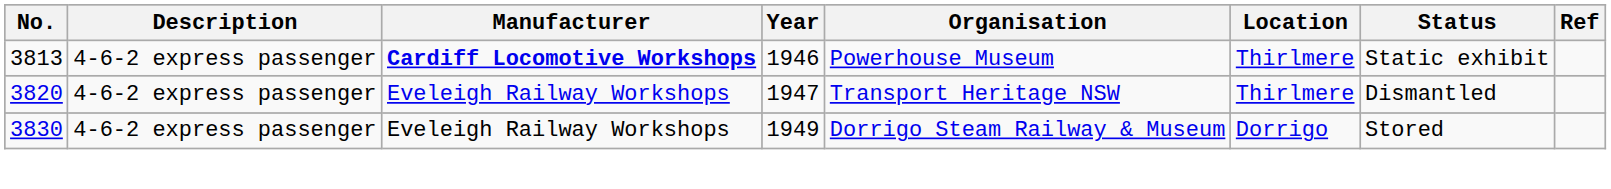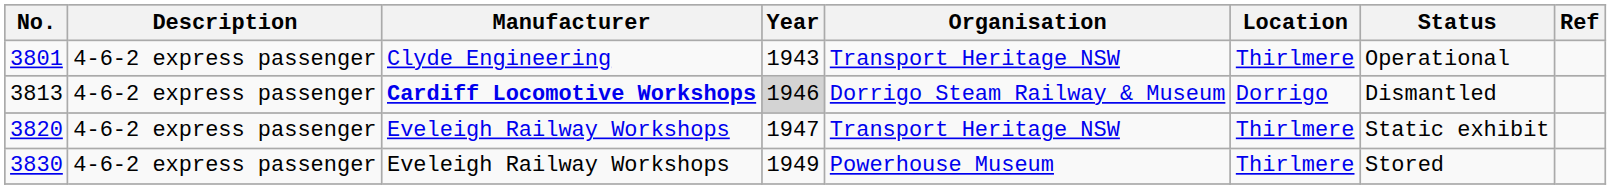+ row: (36, 59)
(793, 59) no background -> (793, 94) lightgrey background
(942, 59) Powerhouse Museum -> (1028, 94) Dorrigo Steam Railway & Museum
(1295, 59) Thirlmere -> (1282, 94) Dorrigo
(1457, 59) Static exhibit -> (1431, 94) Dismantled
(1431, 94) Dismantled -> (1457, 130) Static exhibit
(1028, 130) Dorrigo Steam Railway & Museum -> (942, 166) Powerhouse Museum
(1282, 130) Dorrigo -> (1295, 166) Thirlmere
